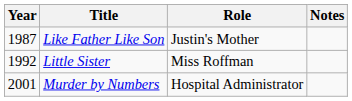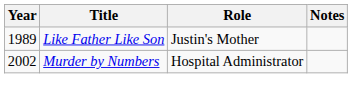(22, 38) 1987 -> (22, 38) 1989
- row: (77, 61)
(22, 84) 2001 -> (22, 61) 2002
